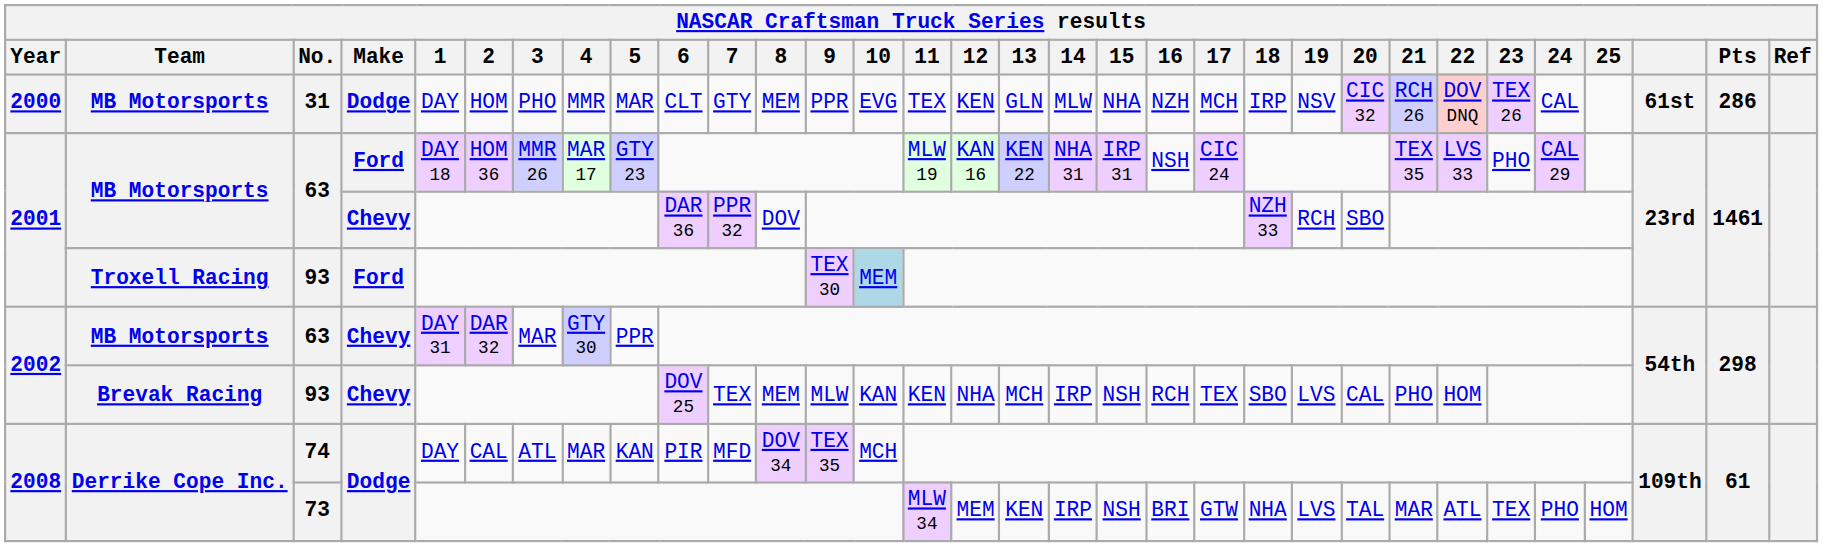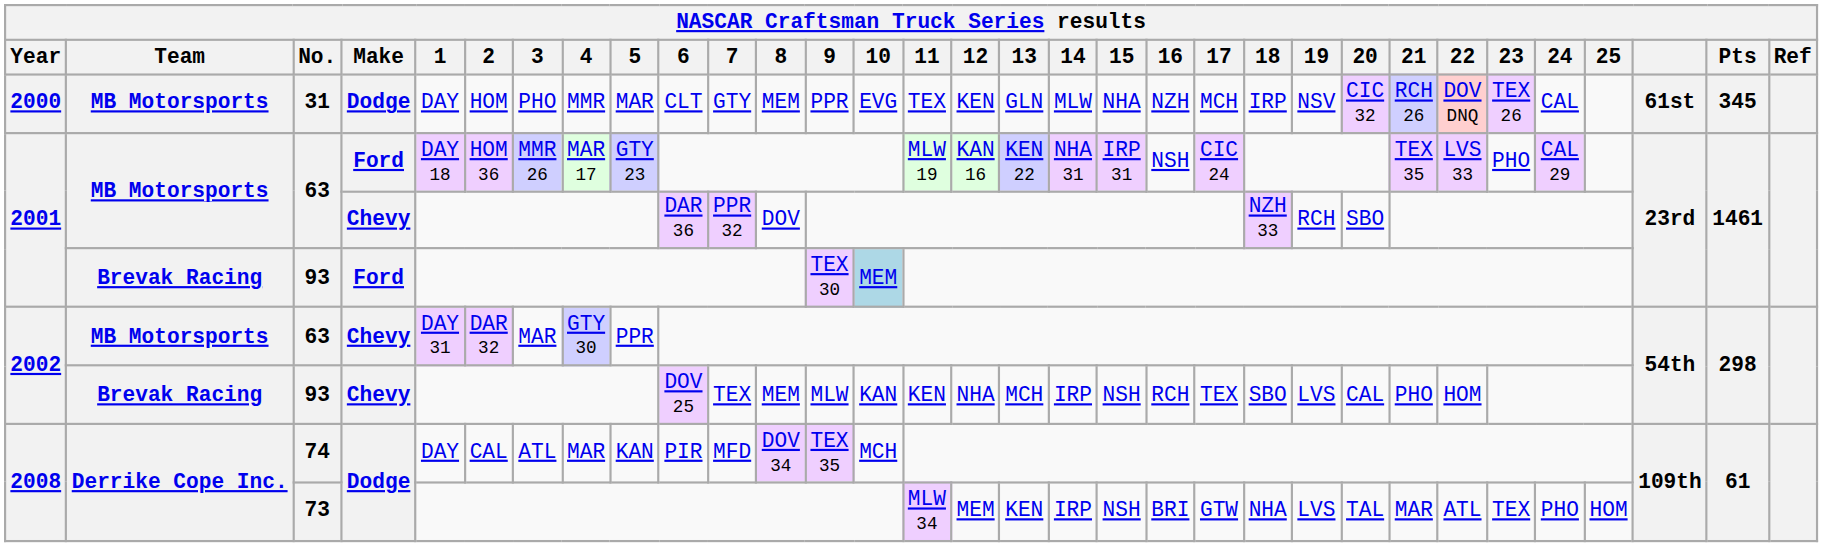(1738, 103) 286 -> (1738, 103) 345
(180, 278) Troxell Racing -> (180, 278) Brevak Racing
